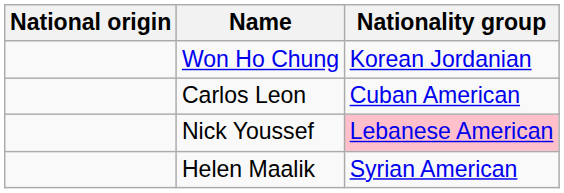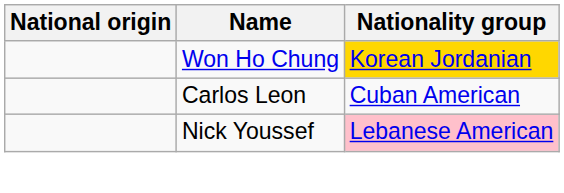(441, 59) no background -> (441, 59) gold background
- row: (249, 168)
